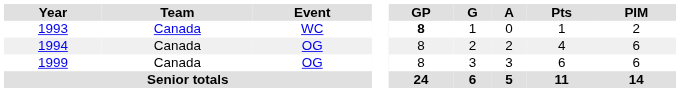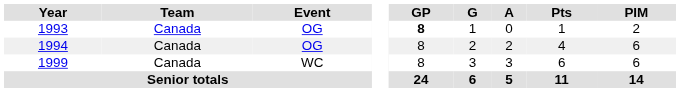(312, 29) WC -> (312, 29) OG
(312, 62) OG -> (312, 62) WC
